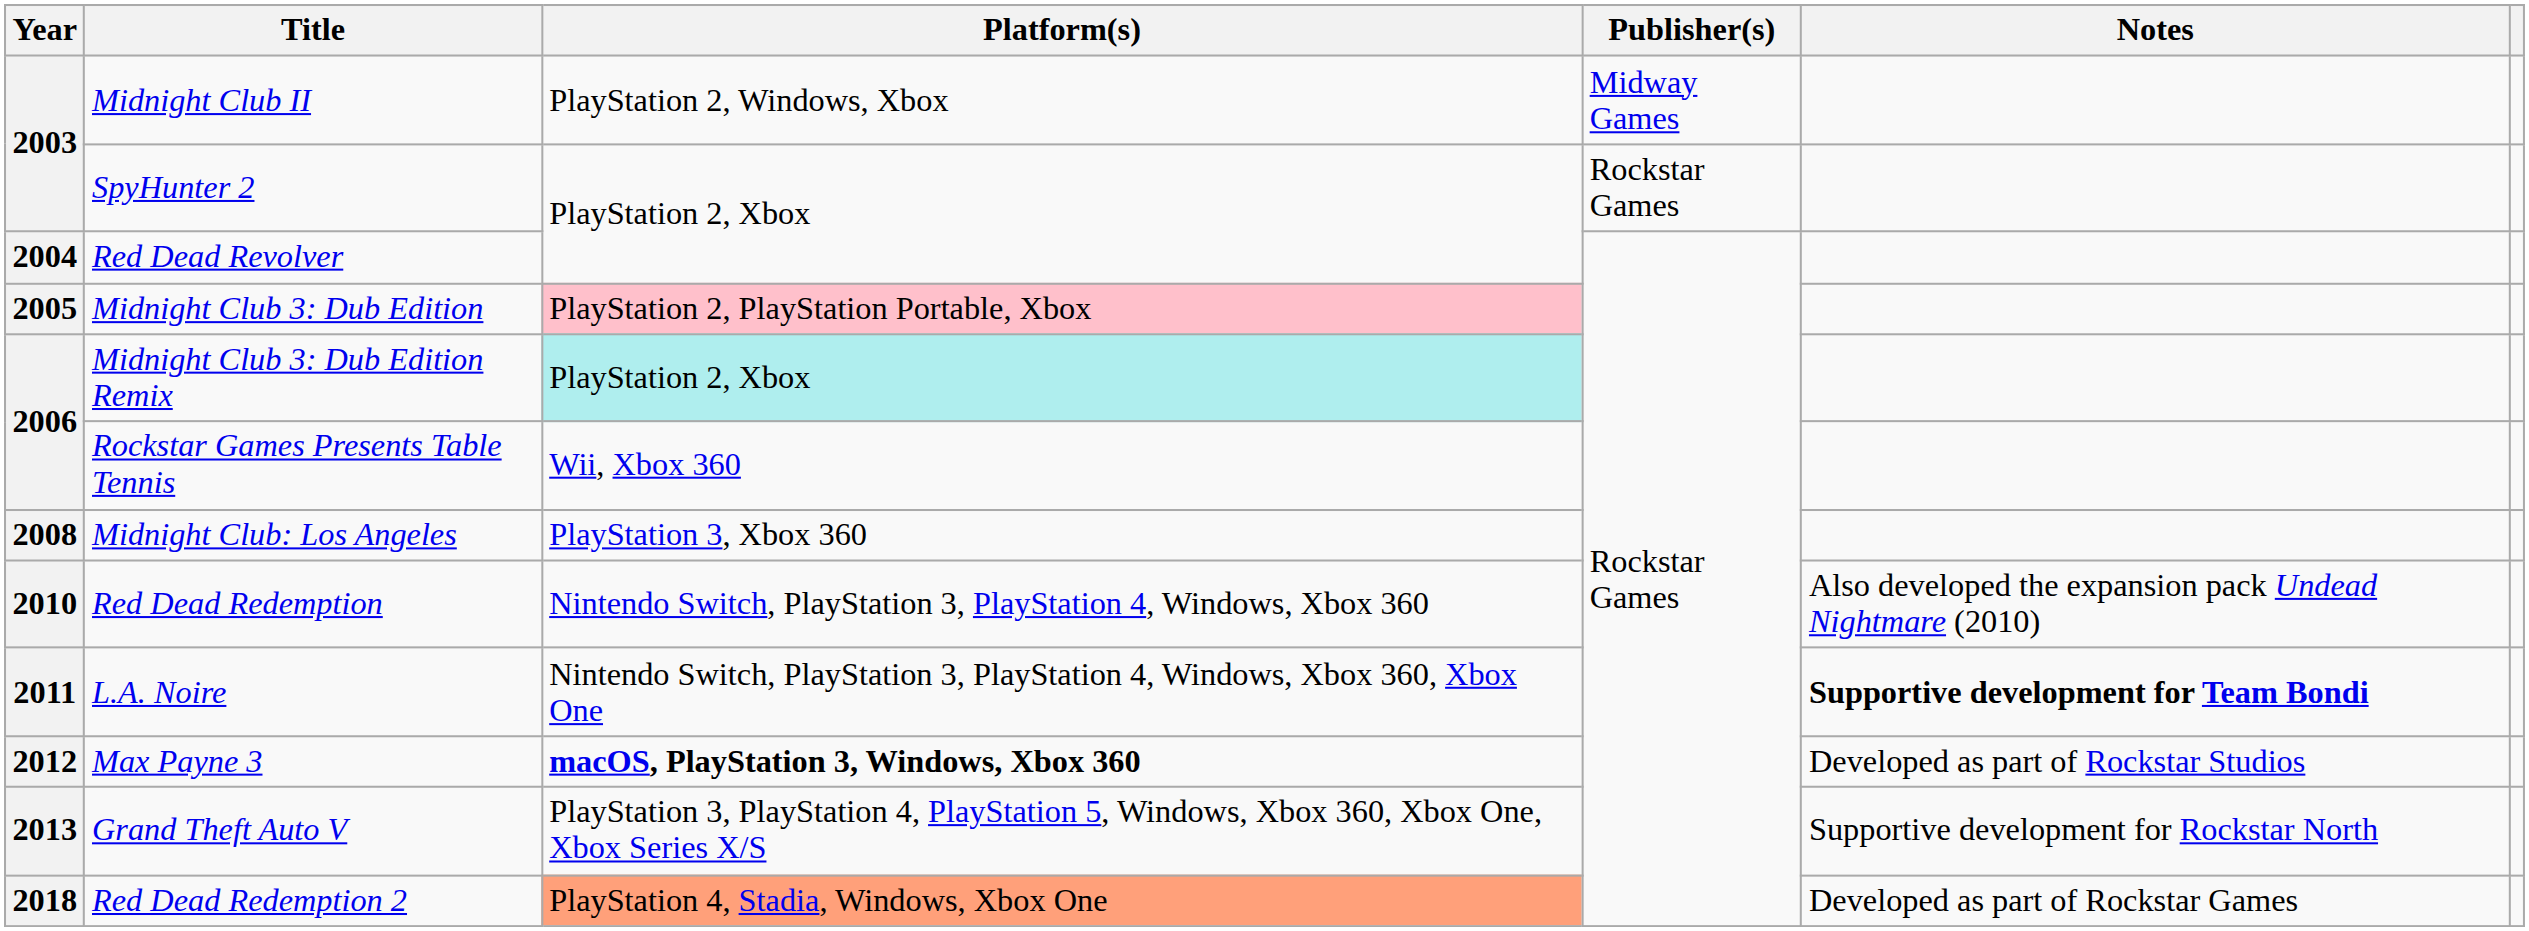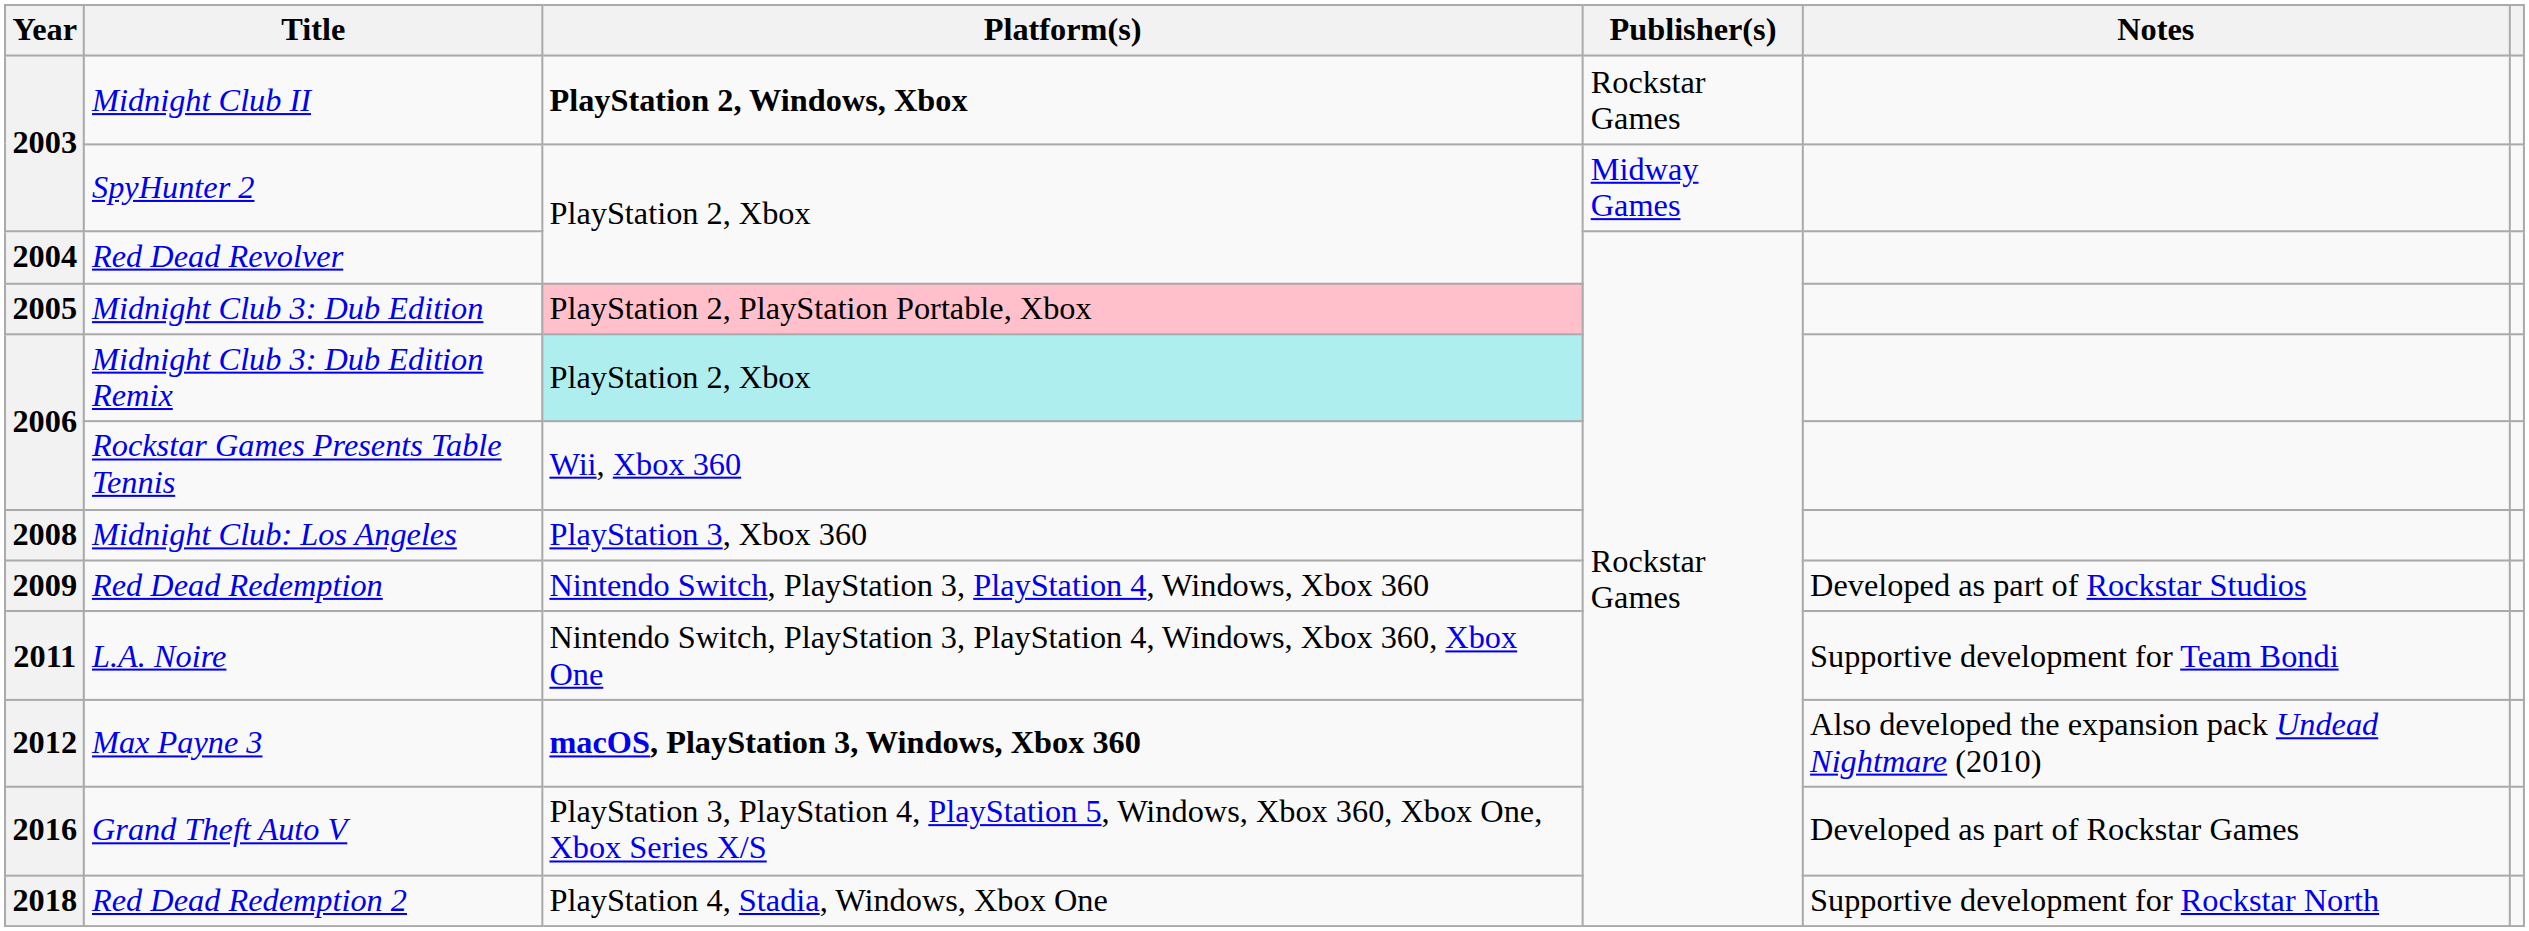(749, 99) normal -> (759, 99) bold
(1644, 99) Midway Games -> (1648, 99) Rockstar Games
(1647, 187) Rockstar Games -> (1645, 187) Midway Games
(45, 603) 2010 -> (45, 585) 2009
(2093, 603) Also developed the expansion pack Undead Nightmare (2010) -> (2058, 585) Developed as part of Rockstar Studios
(2089, 691) bold -> (2074, 655) normal
(2057, 760) Developed as part of Rockstar Studios -> (2094, 742) Also developed the expansion pack Undead Nightmare (2010)
(45, 830) 2013 -> (45, 830) 2016
(2094, 830) Supportive development for Rockstar North -> (2055, 830) Developed as part of Rockstar Games
(828, 899) lightsalmon background -> (829, 899) no background
(2054, 899) Developed as part of Rockstar Games -> (2095, 899) Supportive development for Rockstar North
